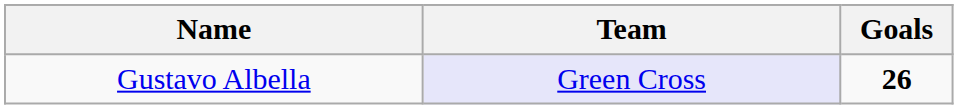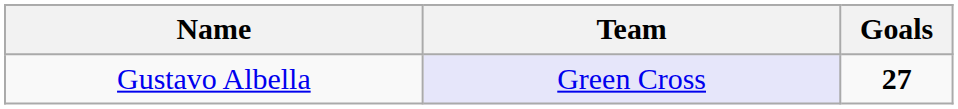(897, 78) 26 -> (897, 78) 27
